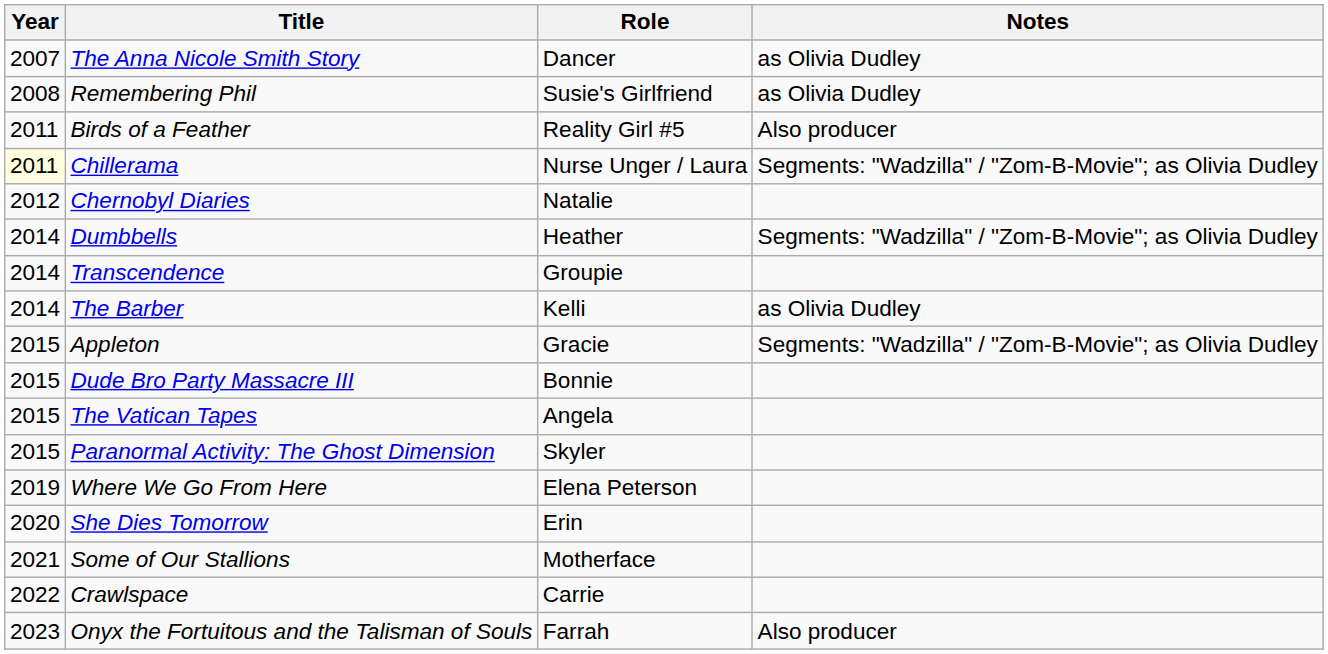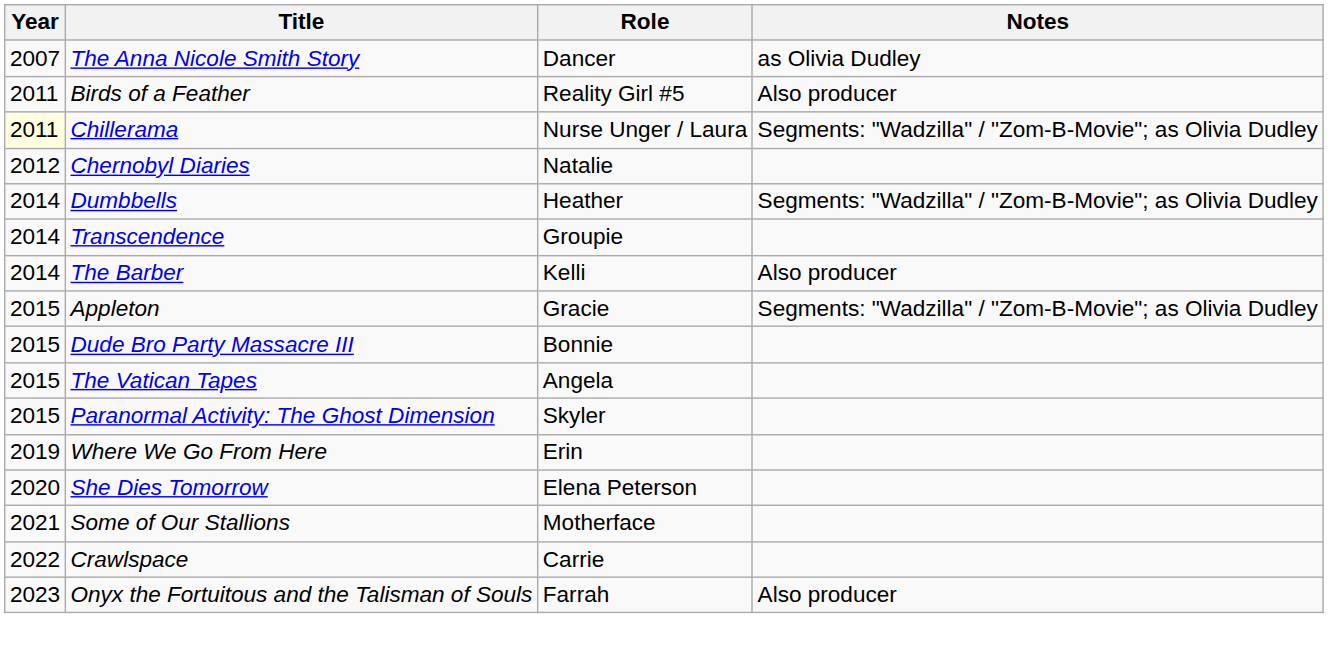- row: (163, 93)
(839, 308) as Olivia Dudley -> (827, 272) Also producer
(620, 487) Elena Peterson -> (563, 451) Erin
(563, 523) Erin -> (620, 487) Elena Peterson
